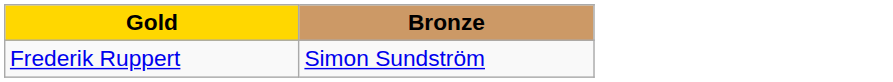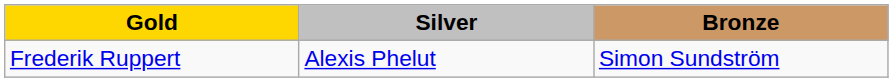+ column: (446, 22)
